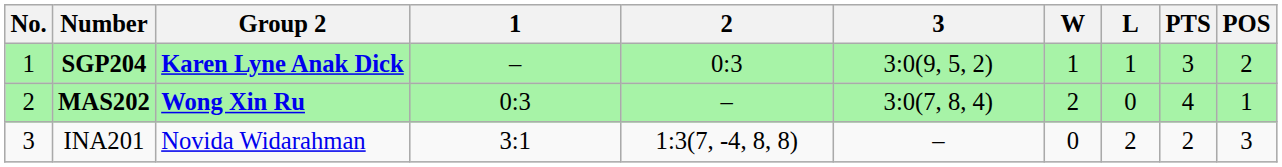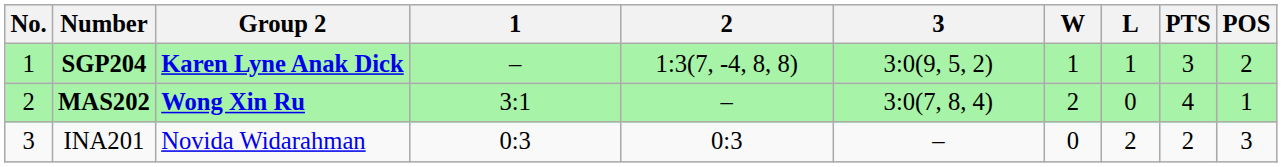(727, 63) 0:3 -> (727, 63) 1:3(7, -4, 8, 8)
(515, 102) 0:3 -> (515, 102) 3:1
(515, 141) 3:1 -> (515, 141) 0:3
(727, 141) 1:3(7, -4, 8, 8) -> (727, 141) 0:3
